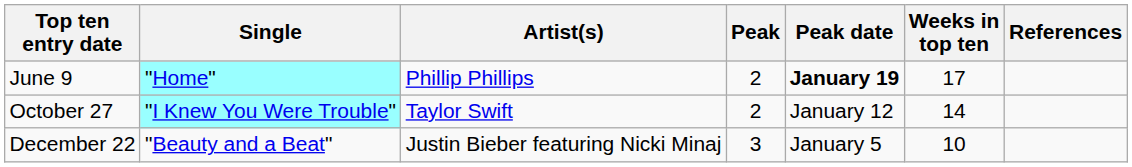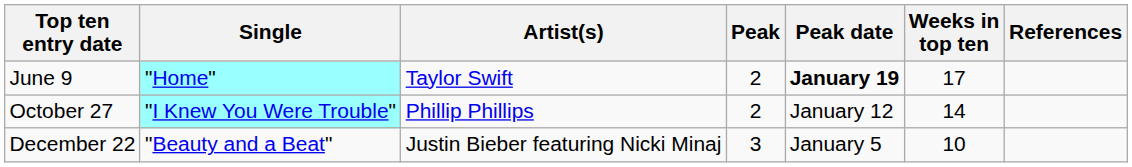(470, 77) Phillip Phillips -> (459, 77) Taylor Swift
(459, 111) Taylor Swift -> (470, 111) Phillip Phillips
